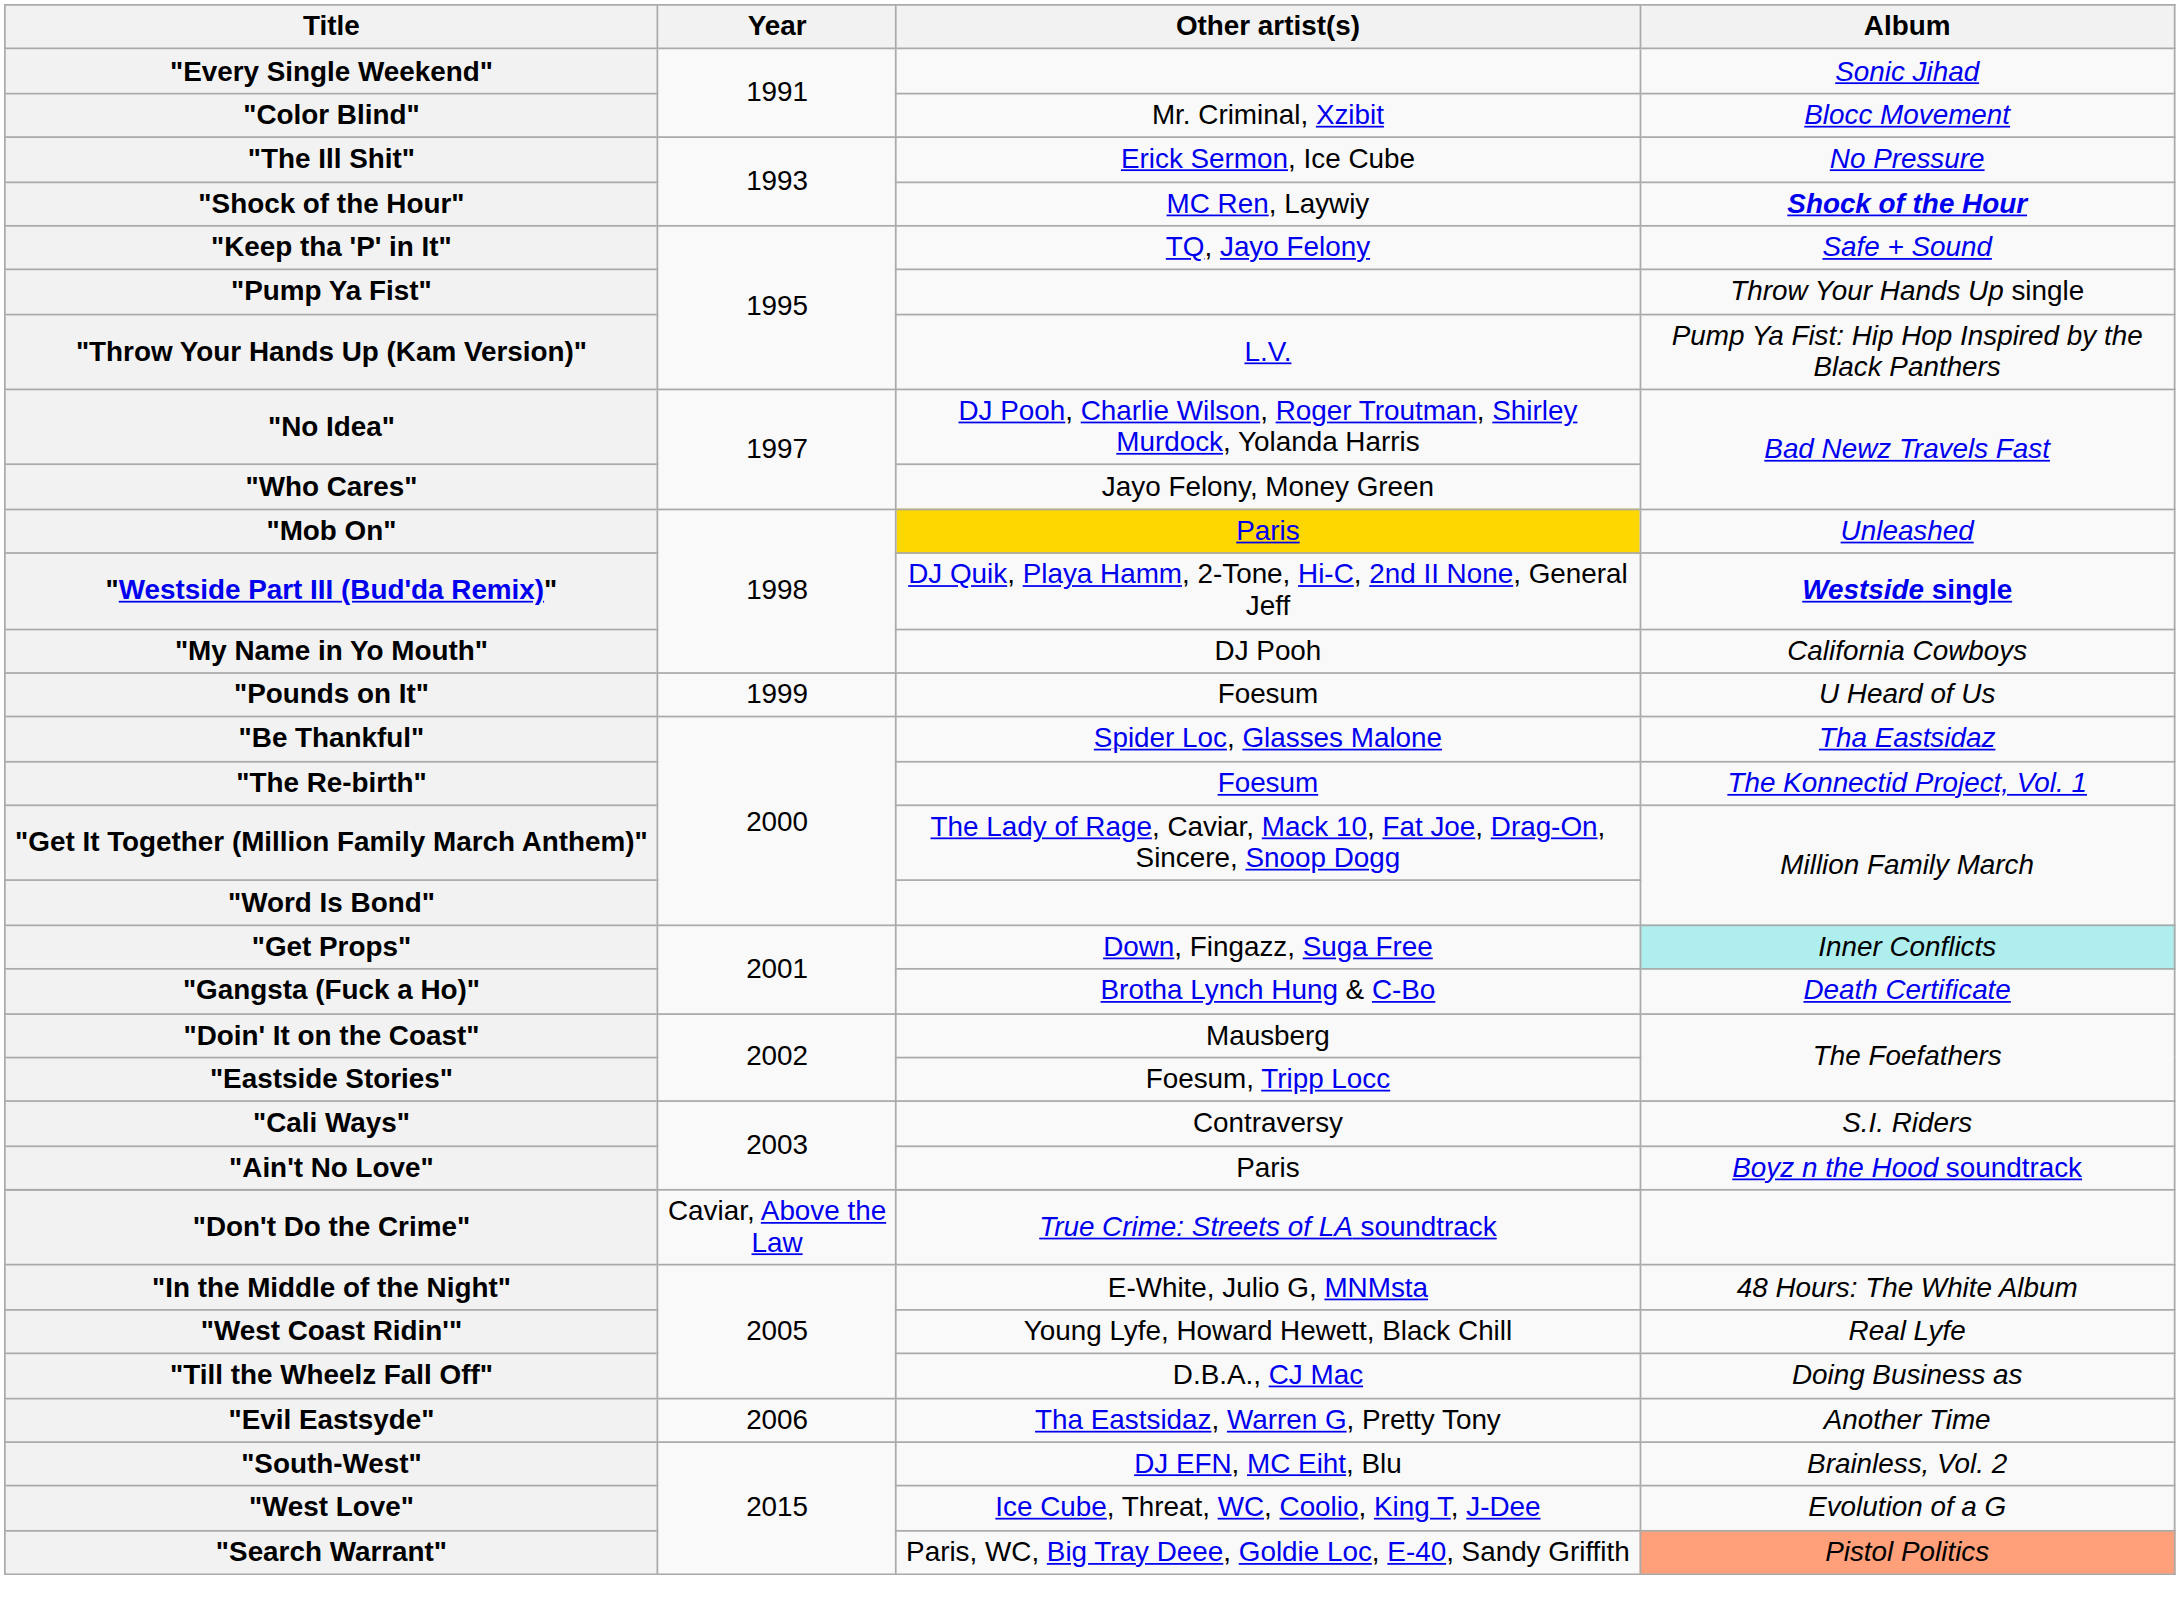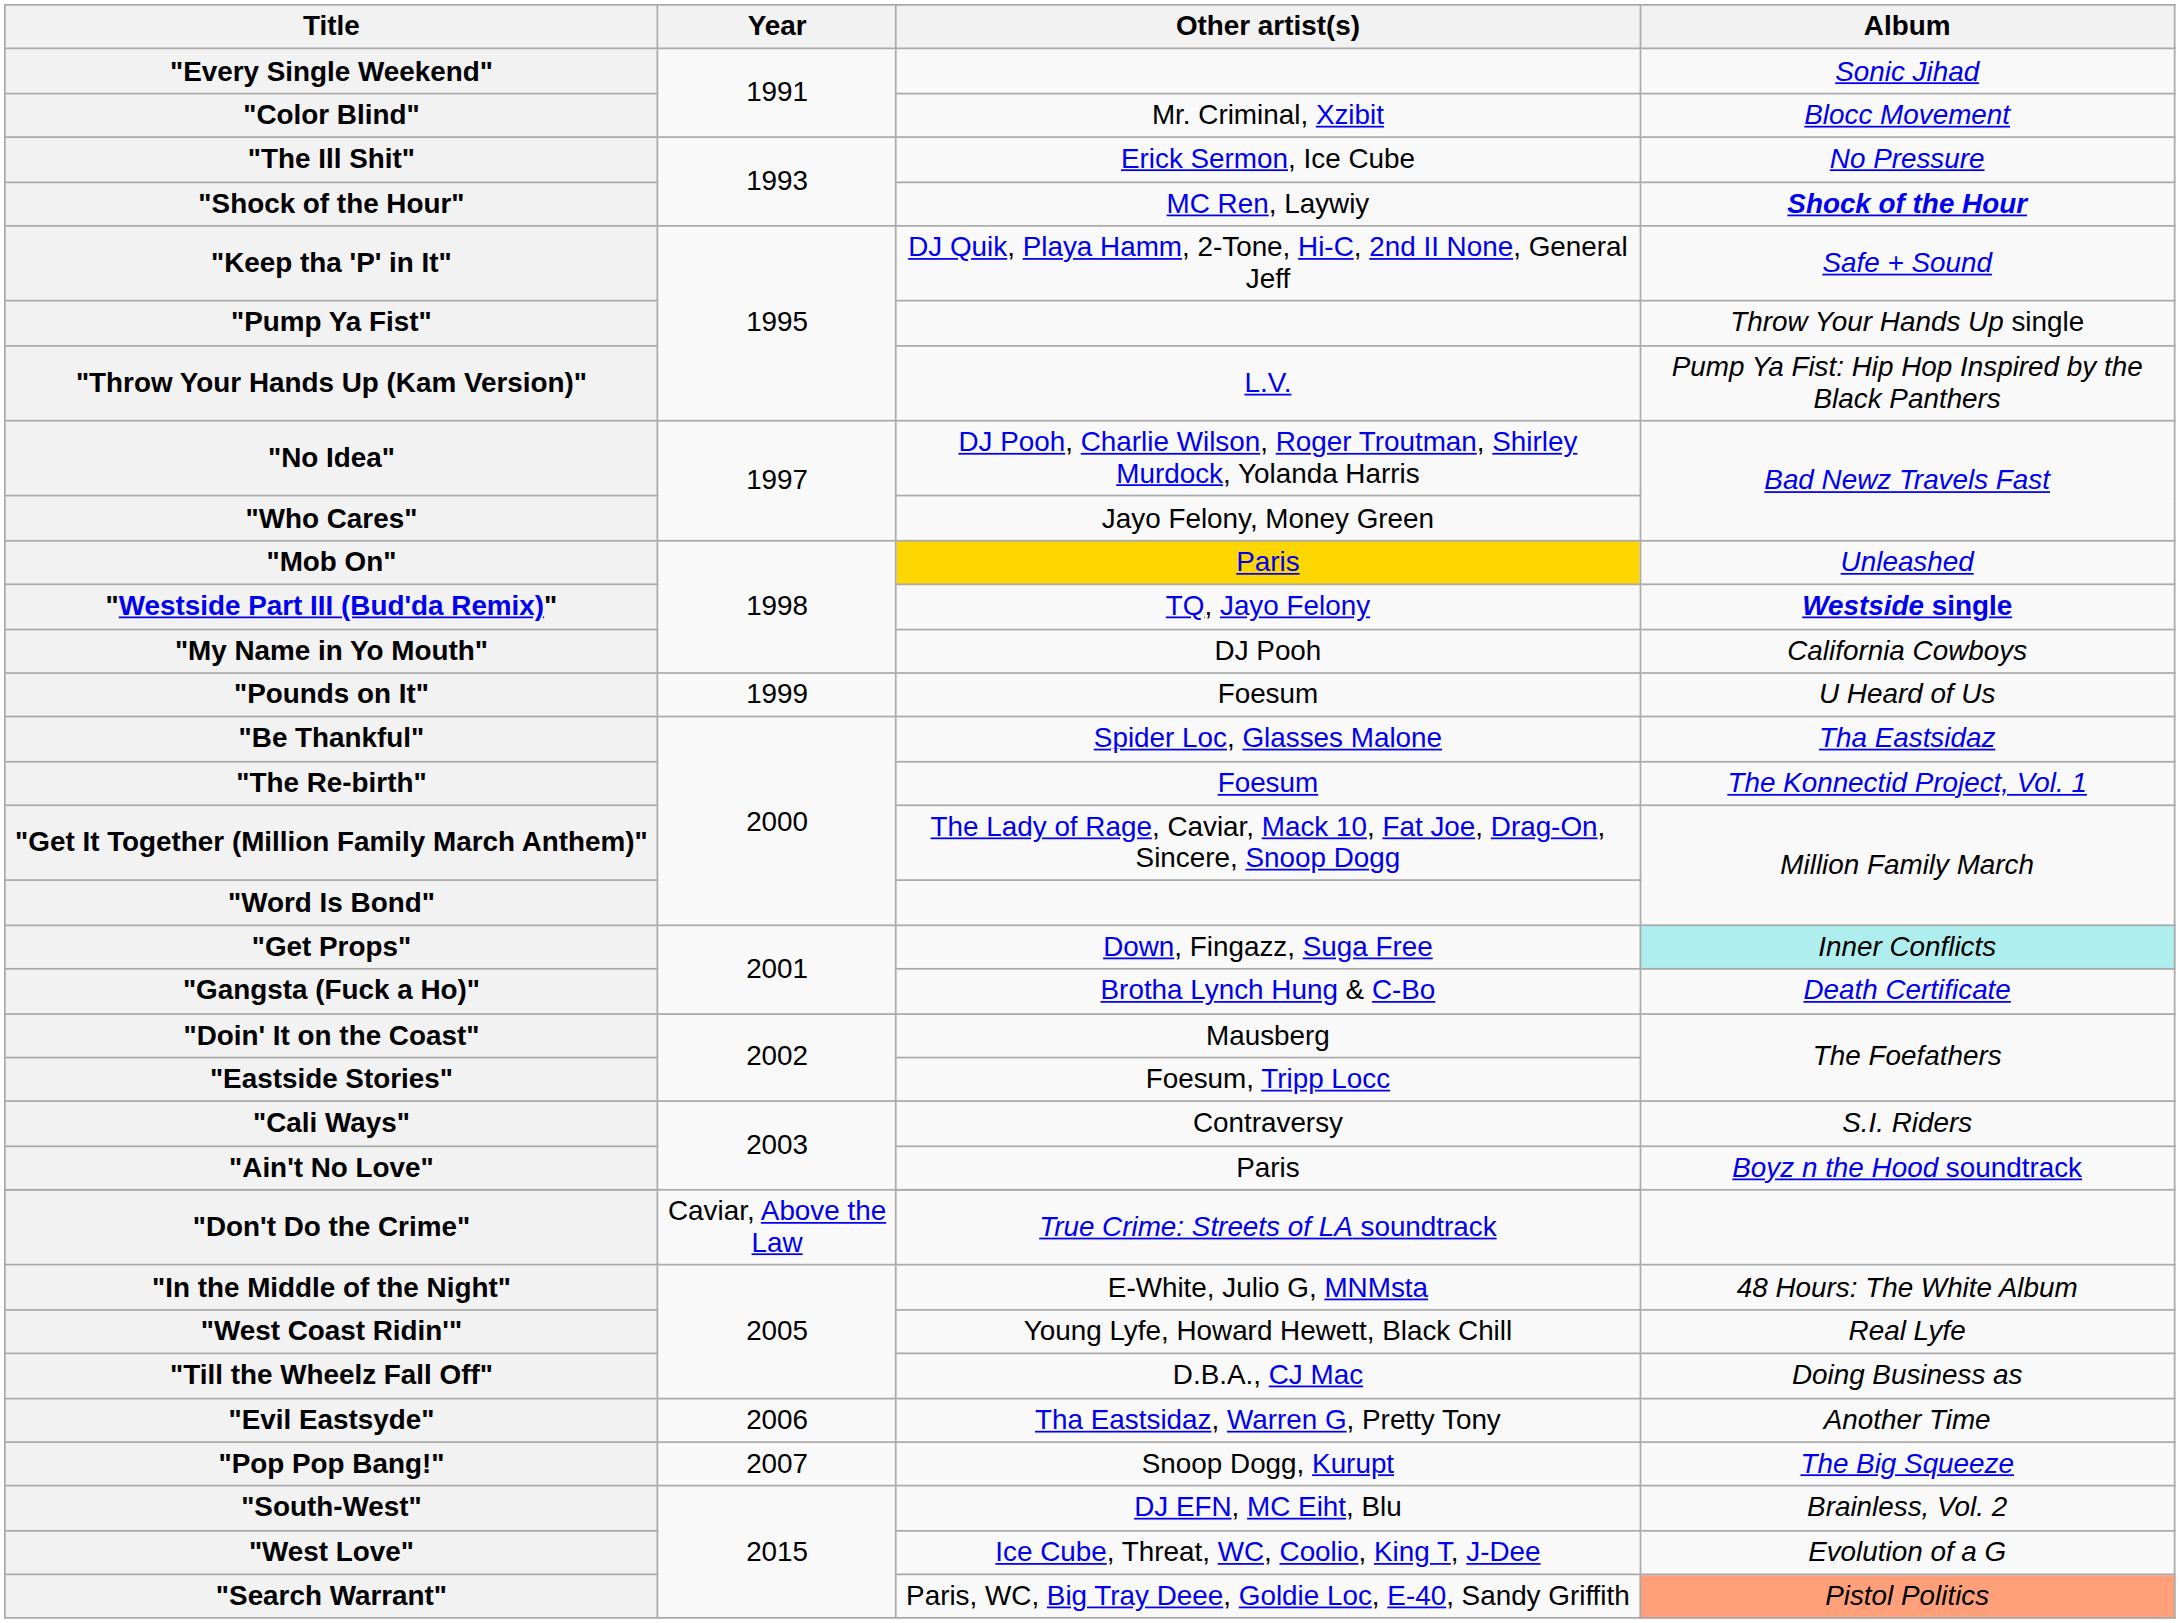(1268, 247) TQ, Jayo Felony -> (1268, 262) DJ Quik, Playa Hamm, 2-Tone, Hi-C, 2nd II None, General Jeff
(1268, 590) DJ Quik, Playa Hamm, 2-Tone, Hi-C, 2nd II None, General Jeff -> (1268, 606) TQ, Jayo Felony
+ row: (331, 1463)
